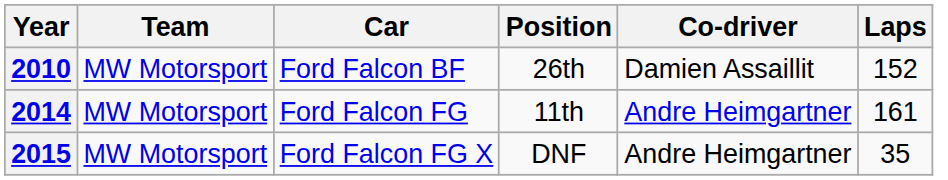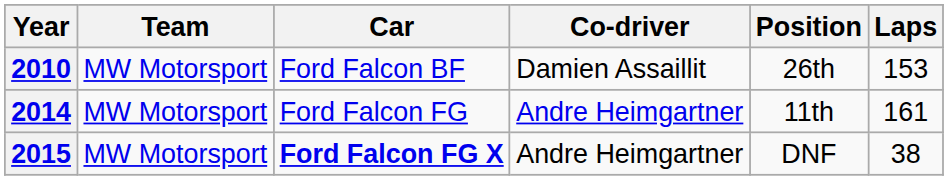columns swapped: (738, 26) <-> (559, 26)
(895, 69) 152 -> (906, 69) 153
(386, 154) normal -> (392, 154) bold
(895, 154) 35 -> (906, 154) 38
